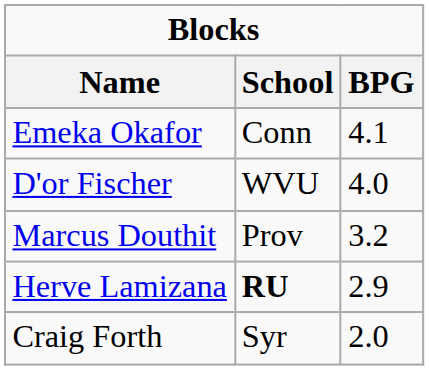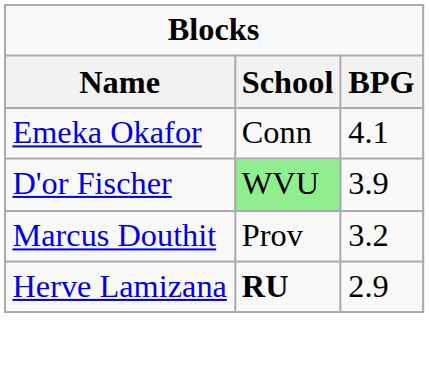(280, 183) no background -> (280, 183) lightgreen background
(368, 183) 4.0 -> (368, 183) 3.9
- row: (87, 337)
